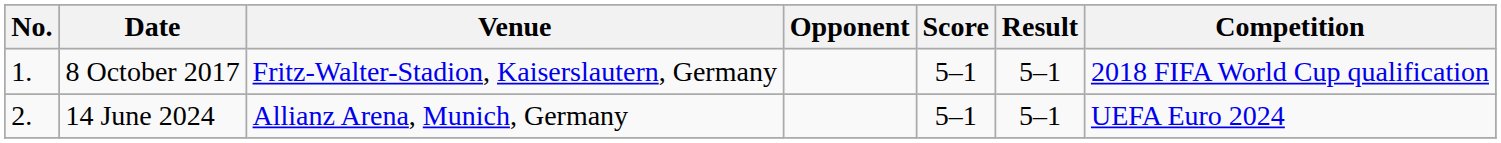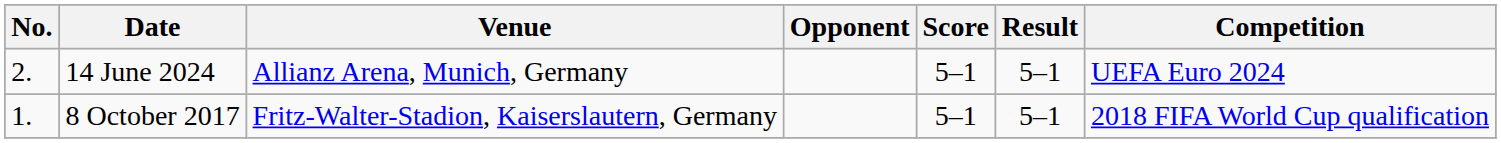rows swapped: (153, 71) <-> (140, 115)
